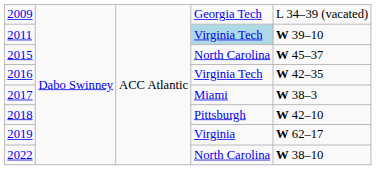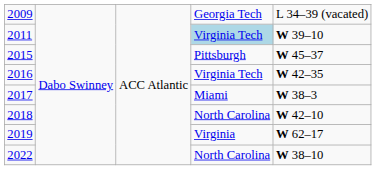(232, 54) North Carolina -> (220, 54) Pittsburgh
(220, 114) Pittsburgh -> (232, 114) North Carolina
